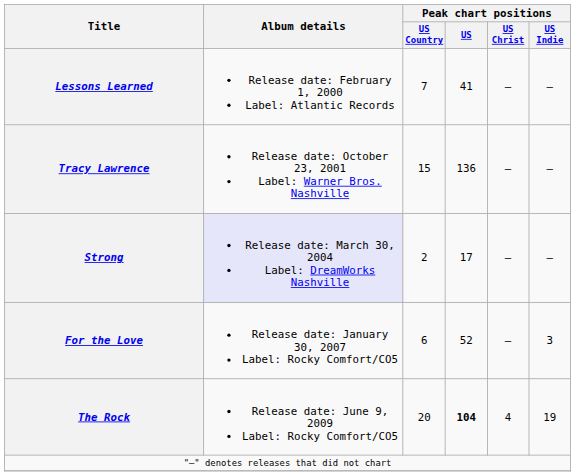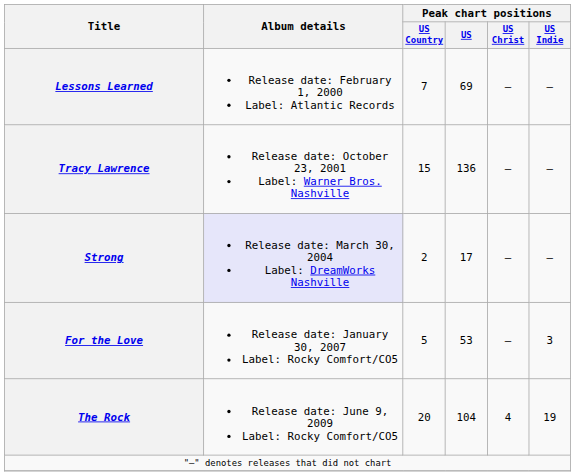(466, 86) 41 -> (466, 86) 69
(424, 341) 6 -> (424, 341) 5
(466, 341) 52 -> (466, 341) 53
(466, 417) bold -> (466, 417) normal
